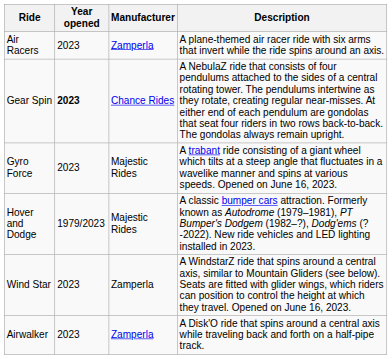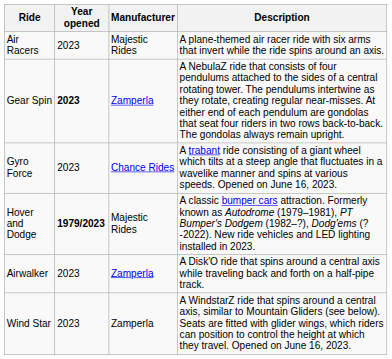(132, 45) Zamperla -> (129, 45) Majestic Rides
(143, 101) Chance Rides -> (132, 101) Zamperla
(129, 168) Majestic Rides -> (143, 168) Chance Rides
(81, 223) normal -> (81, 223) bold
rows swapped: (27, 335) <-> (29, 285)
